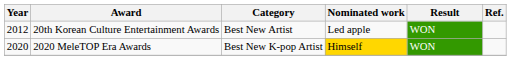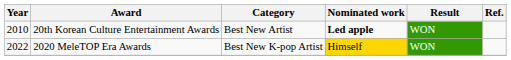(18, 30) 2012 -> (18, 30) 2010
(349, 30) normal -> (350, 30) bold
(18, 47) 2020 -> (18, 47) 2022
